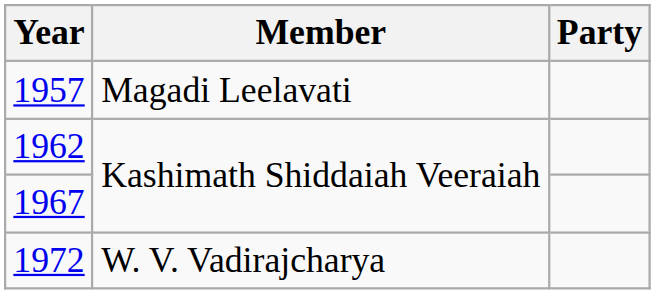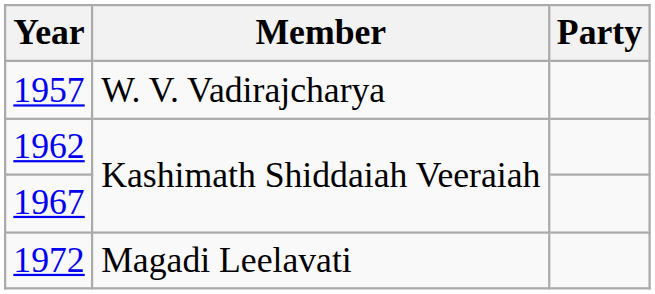(226, 89) Magadi Leelavati -> (243, 89) W. V. Vadirajcharya
(243, 259) W. V. Vadirajcharya -> (226, 259) Magadi Leelavati
